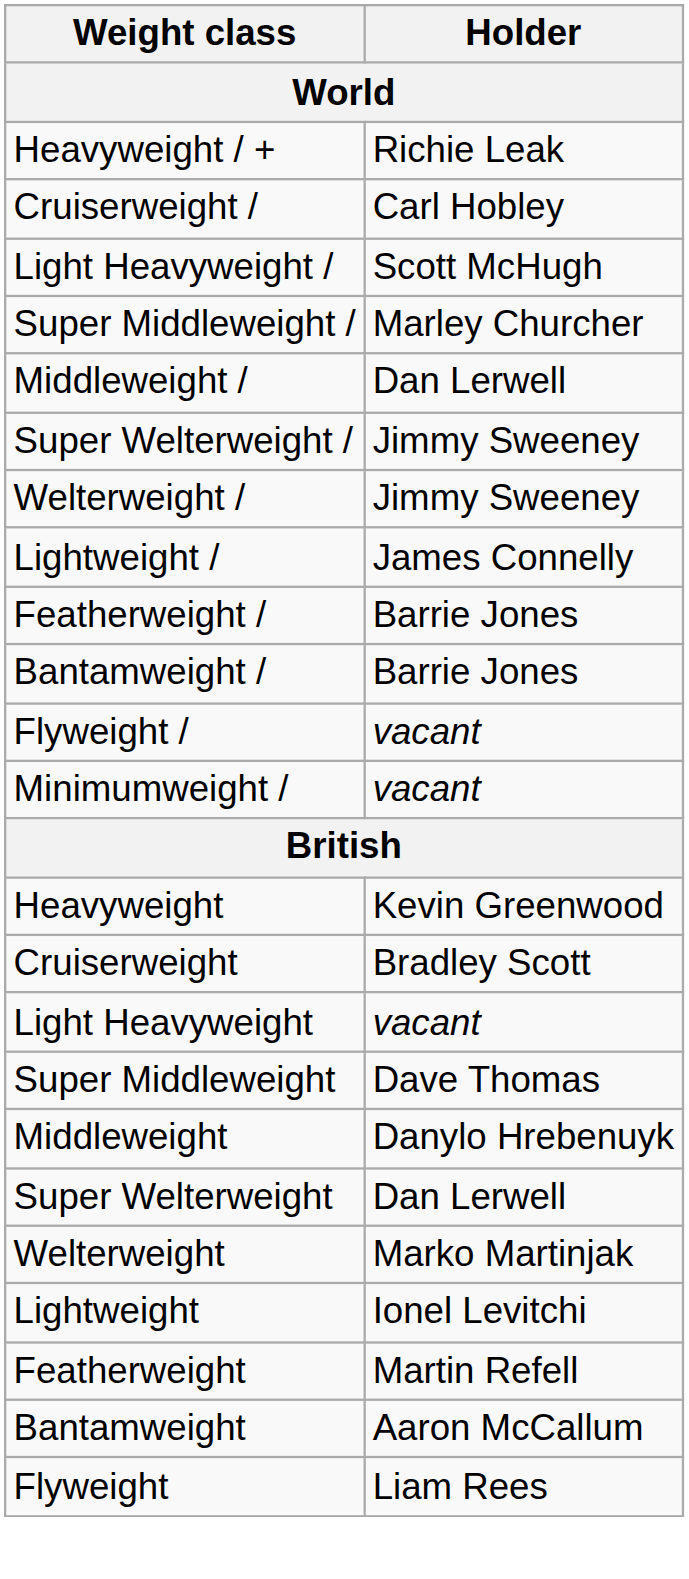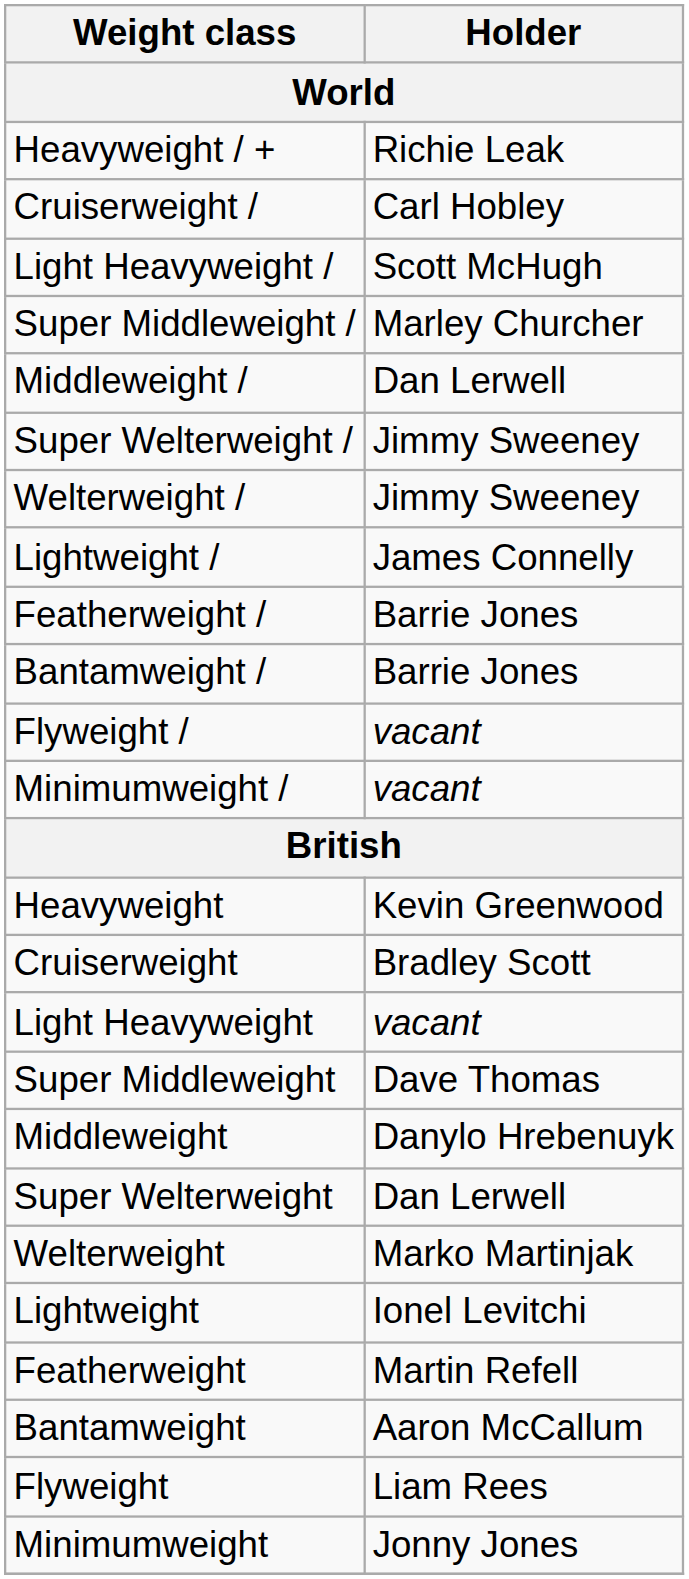+ row: (141, 1544)
